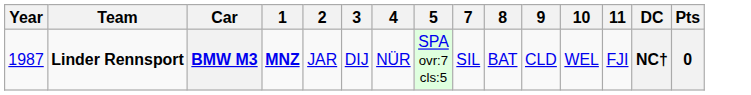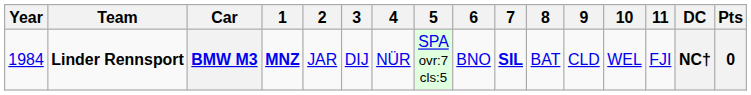+ column: (474, 17)
(26, 59) 1987 -> (26, 59) 1984
(468, 59) normal -> (511, 59) bold
